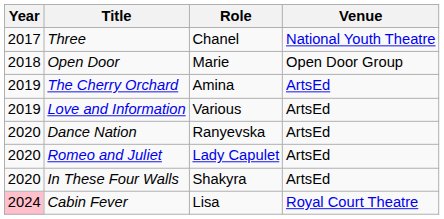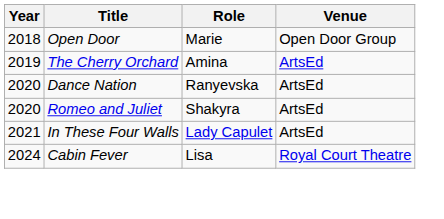- row: (67, 39)
- row: (117, 109)
(236, 156) Lady Capulet -> (213, 109) Shakyra
(24, 179) 2020 -> (24, 132) 2021
(219, 179) Shakyra -> (229, 132) Lady Capulet
(24, 202) pink background -> (24, 156) no background
